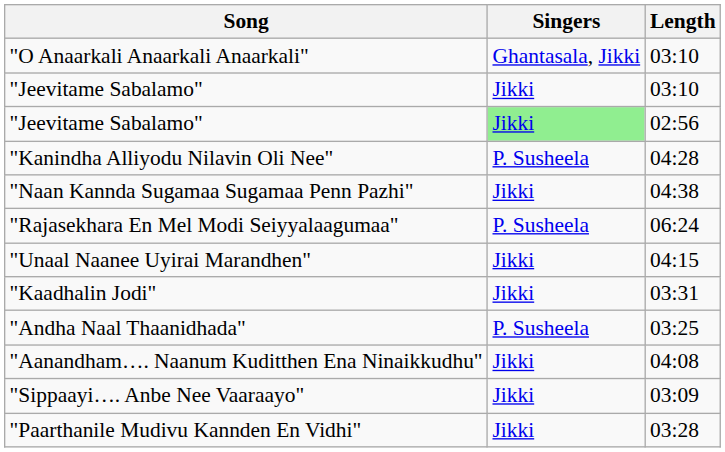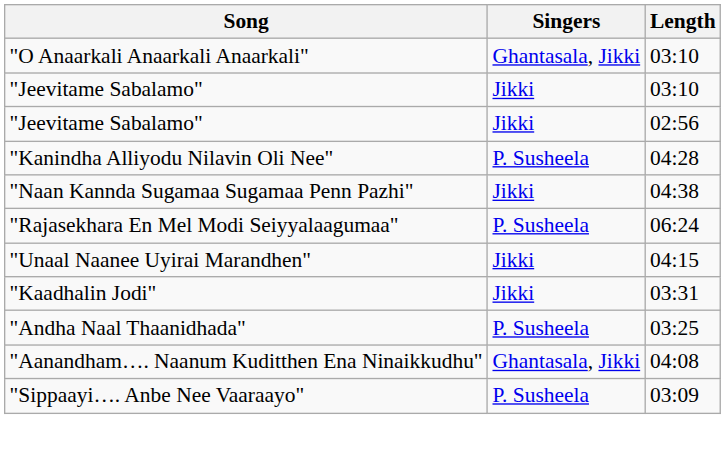(513, 123) lightgreen background -> (513, 123) no background
(513, 361) Jikki -> (566, 361) Ghantasala, Jikki
(513, 395) Jikki -> (541, 395) P. Susheela
- row: (185, 429)
